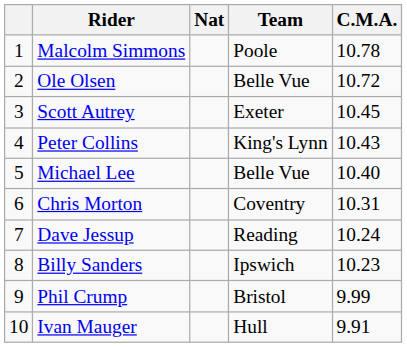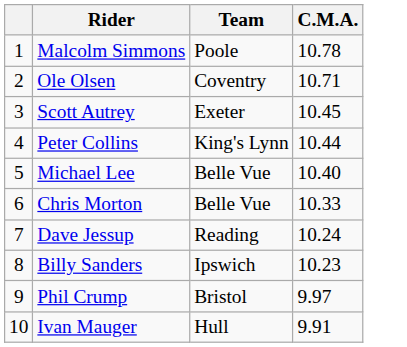- column: (209, 19)
(271, 81) Belle Vue -> (230, 81) Coventry
(358, 81) 10.72 -> (319, 81) 10.71
(358, 142) 10.43 -> (319, 142) 10.44
(269, 204) Coventry -> (232, 204) Belle Vue
(358, 204) 10.31 -> (319, 204) 10.33
(353, 296) 9.99 -> (314, 296) 9.97
